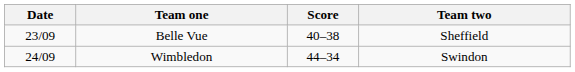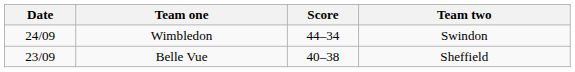rows swapped: (182, 56) <-> (182, 35)
